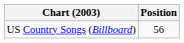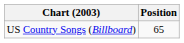(159, 29) 56 -> (159, 29) 65
